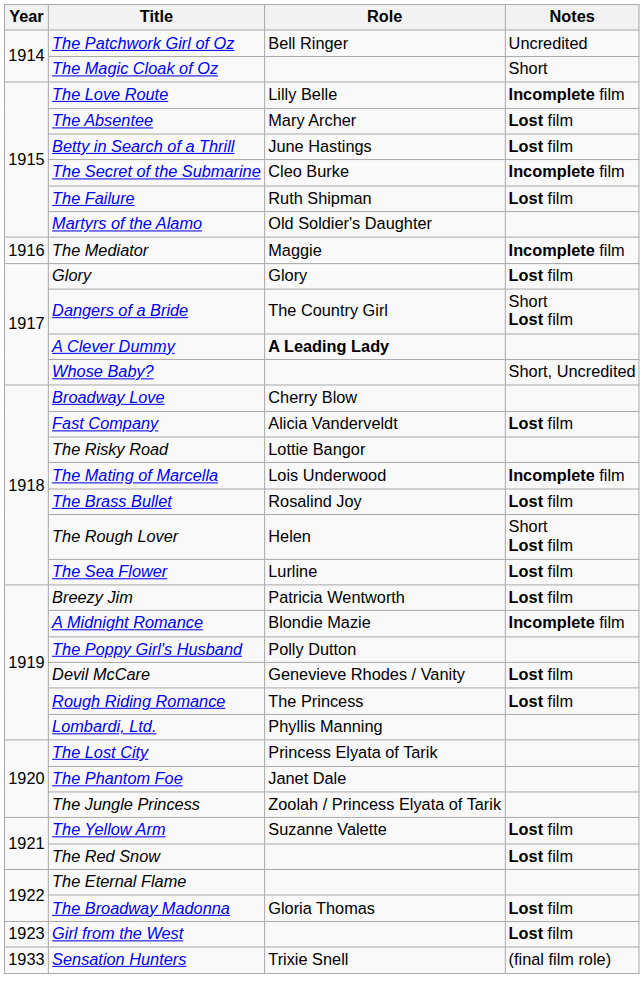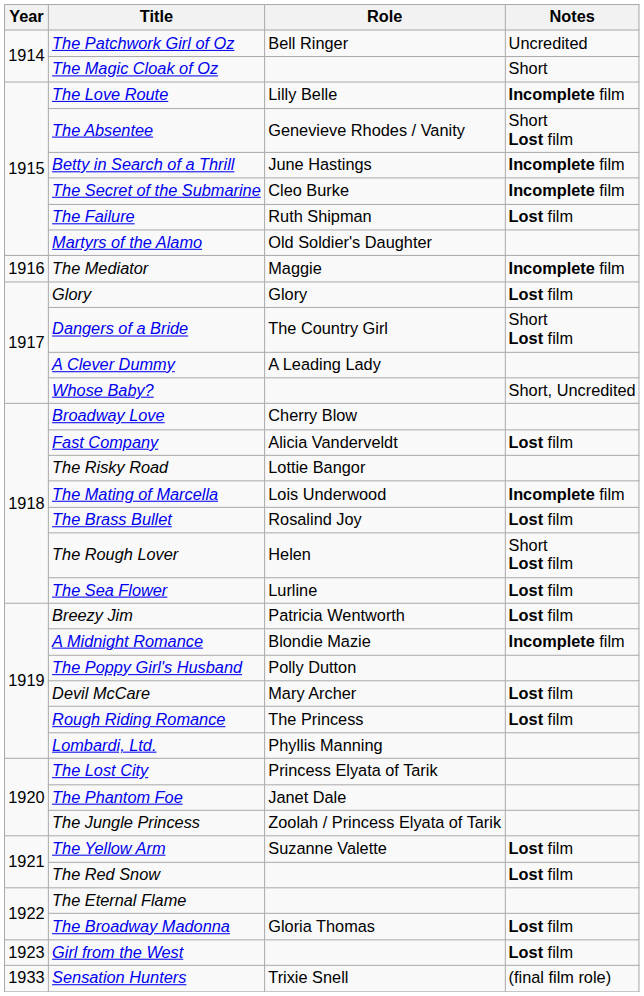(312, 120) Mary Archer -> (367, 130) Genevieve Rhodes / Vanity
(541, 120) Lost film -> (541, 130) Short Lost film
(541, 146) Lost film -> (567, 165) Incomplete film
(329, 346) bold -> (325, 364) normal
(367, 675) Genevieve Rhodes / Vanity -> (312, 693) Mary Archer
